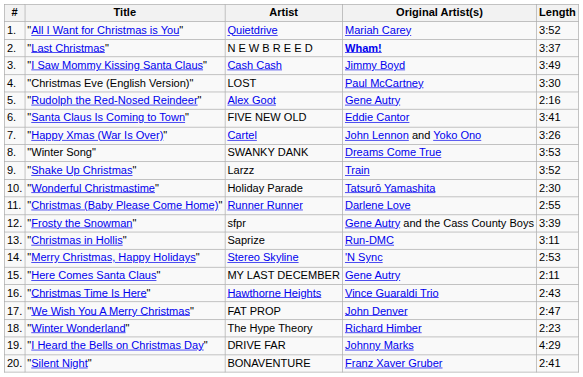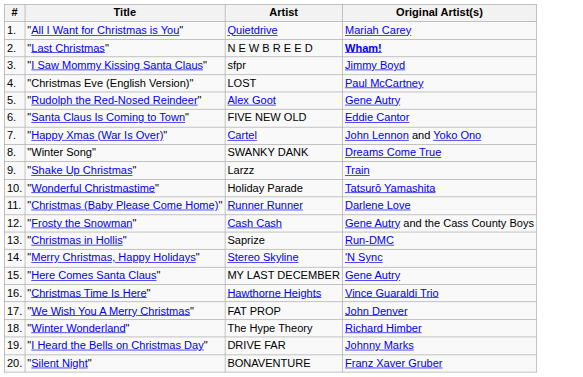- column: (557, 13)
(255, 65) Cash Cash -> (237, 65) sfpr
(237, 223) sfpr -> (255, 223) Cash Cash
